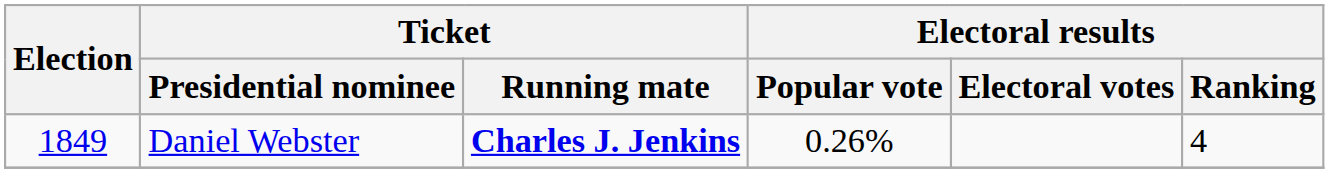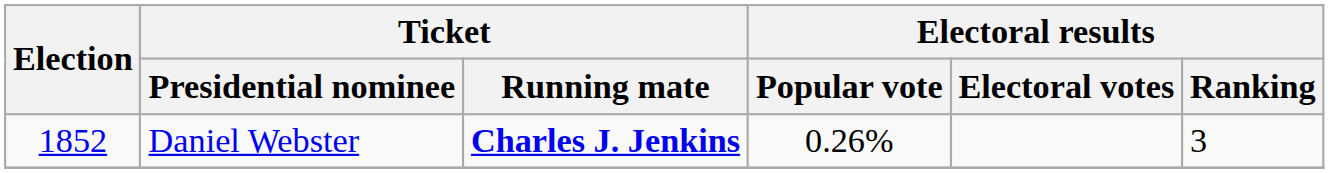(73, 140) 1849 -> (73, 140) 1852
(1199, 140) 4 -> (1199, 140) 3
